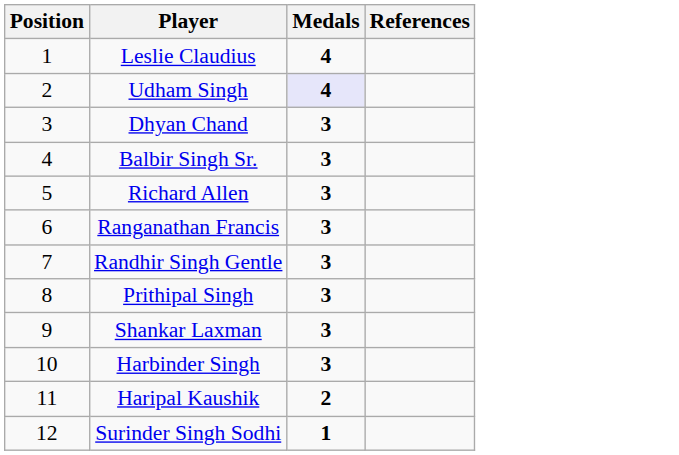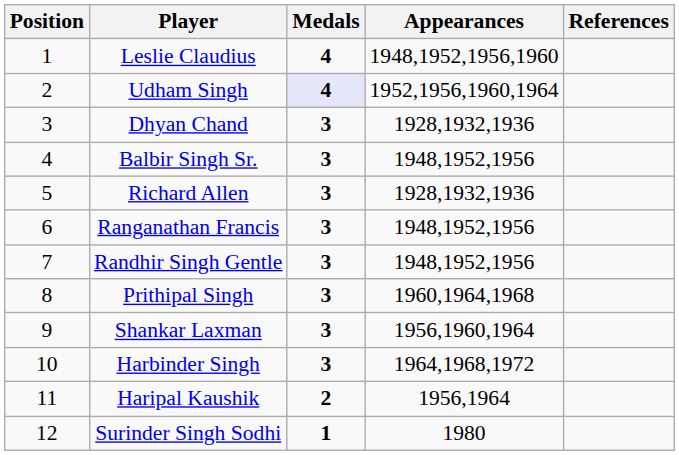+ column: (464, 21)
